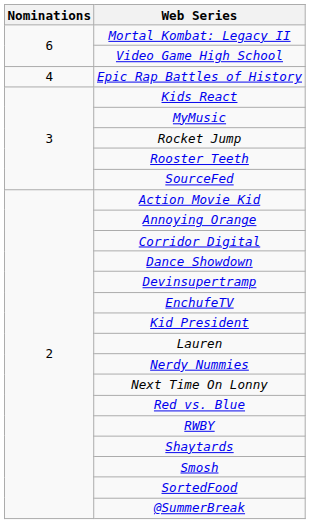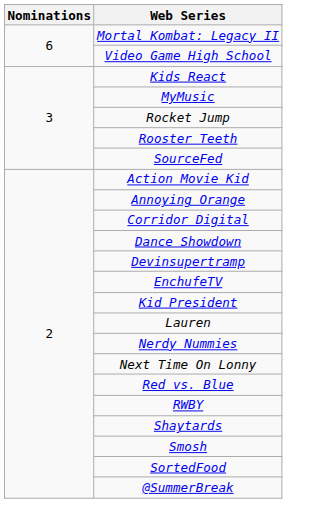- row: (199, 76)
